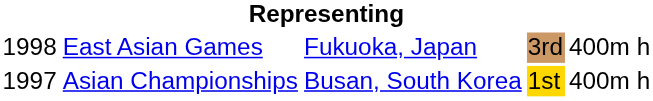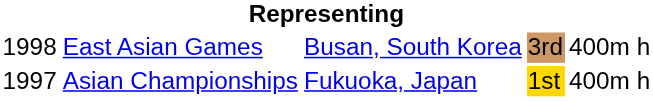(391, 47) Fukuoka, Japan -> (413, 47) Busan, South Korea
(413, 80) Busan, South Korea -> (391, 80) Fukuoka, Japan
